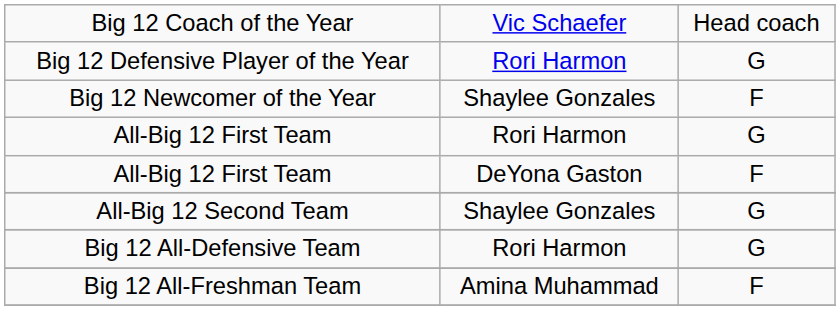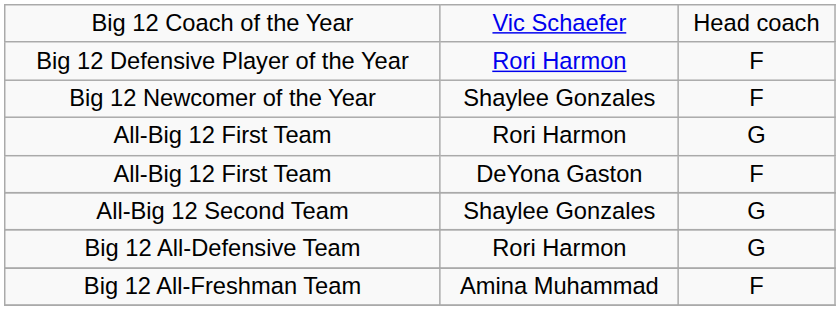(756, 60) G -> (756, 60) F
